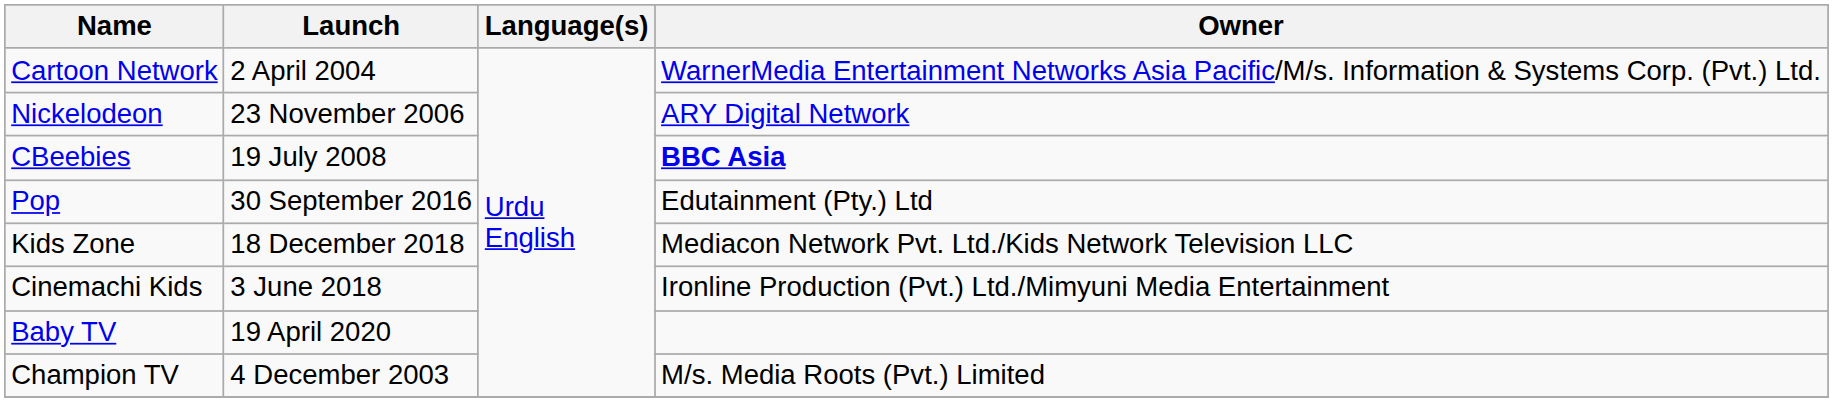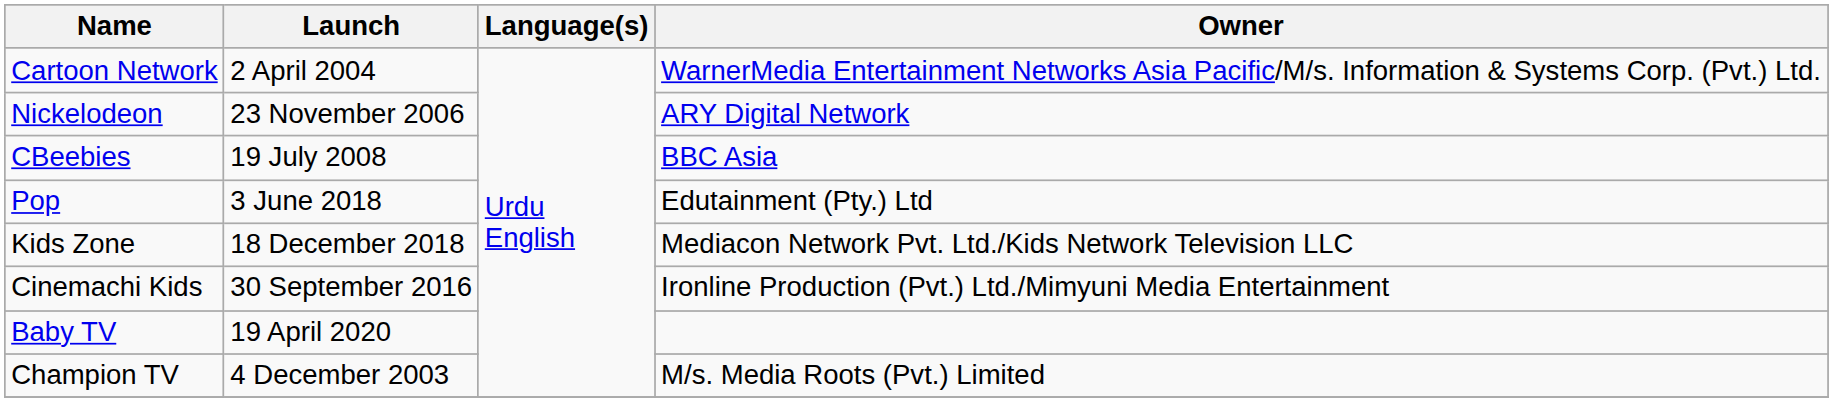(723, 157) bold -> (719, 157) normal
(351, 200) 30 September 2016 -> (306, 200) 3 June 2018
(306, 288) 3 June 2018 -> (351, 288) 30 September 2016
